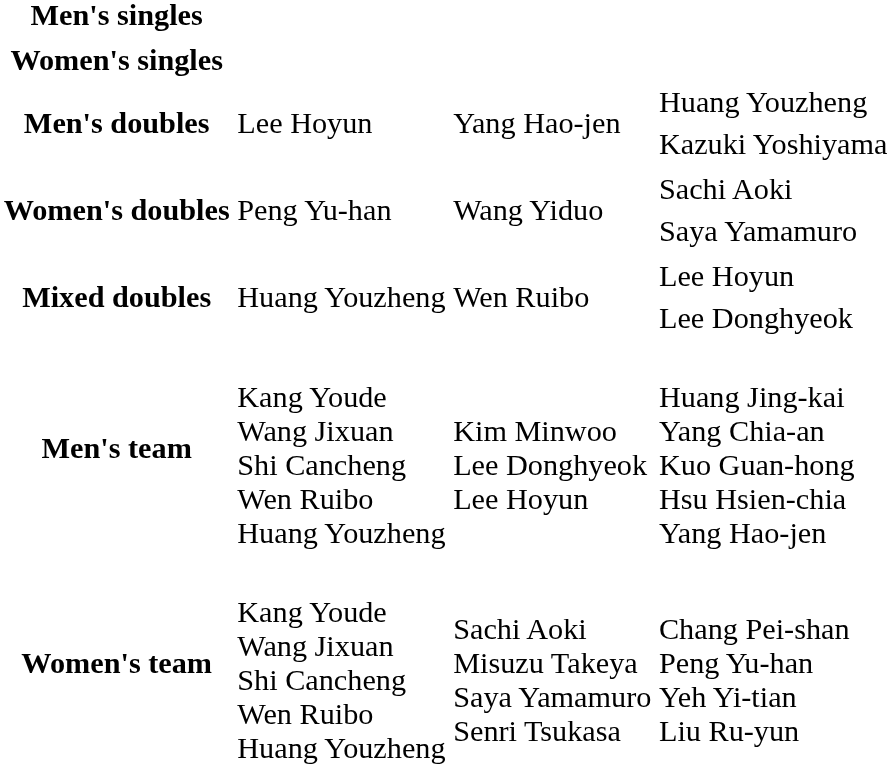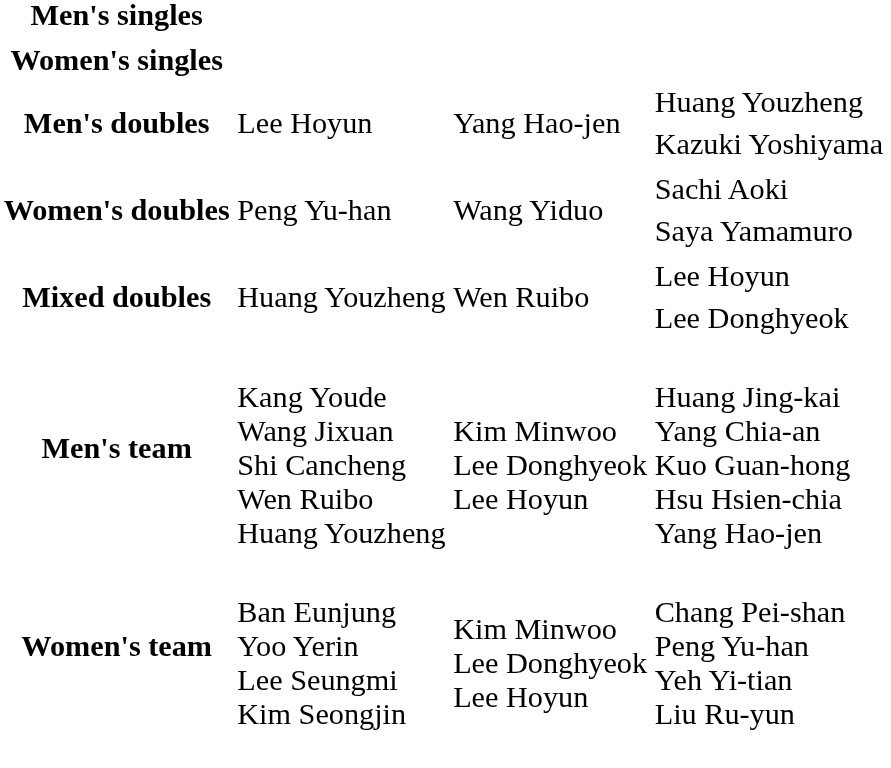(341, 680) Kang Youde Wang Jixuan Shi Cancheng Wen Ruibo Huang Youzheng -> (322, 663) Ban Eunjung Yoo Yerin Lee Seungmi Kim Seongjin
(552, 680) Sachi Aoki Misuzu Takeya Saya Yamamuro Senri Tsukasa -> (550, 663) Kim Minwoo Lee Donghyeok Lee Hoyun
